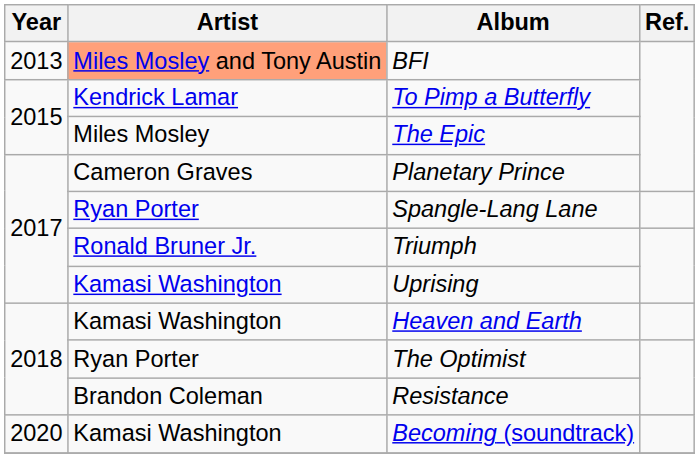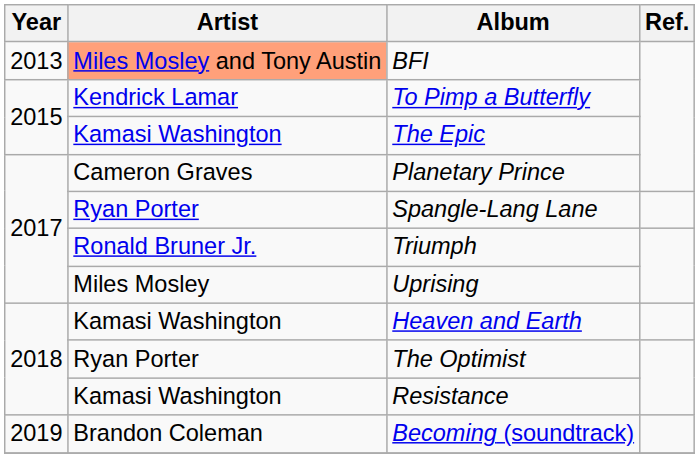(141, 135) Miles Mosley -> (177, 135) Kamasi Washington
(177, 284) Kamasi Washington -> (141, 284) Miles Mosley
(168, 396) Brandon Coleman -> (177, 396) Kamasi Washington
(36, 433) 2020 -> (36, 433) 2019
(177, 433) Kamasi Washington -> (168, 433) Brandon Coleman
